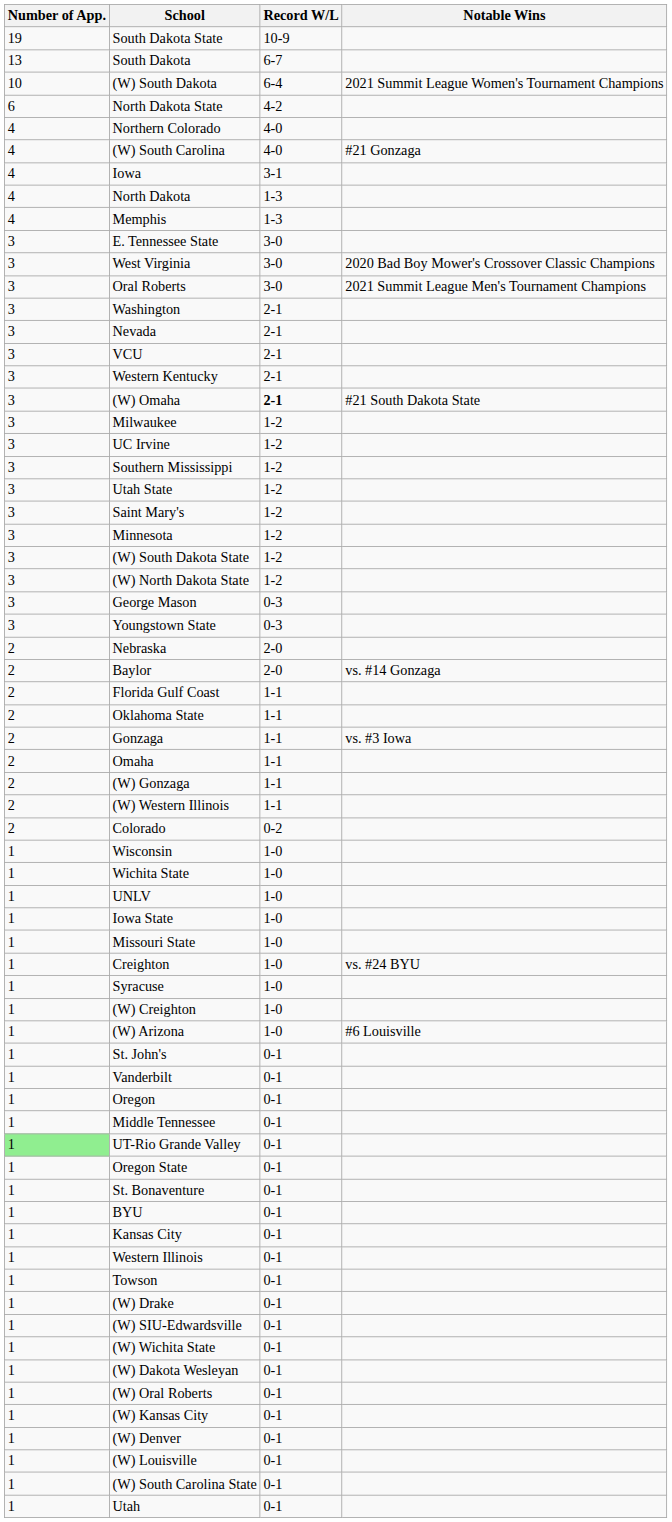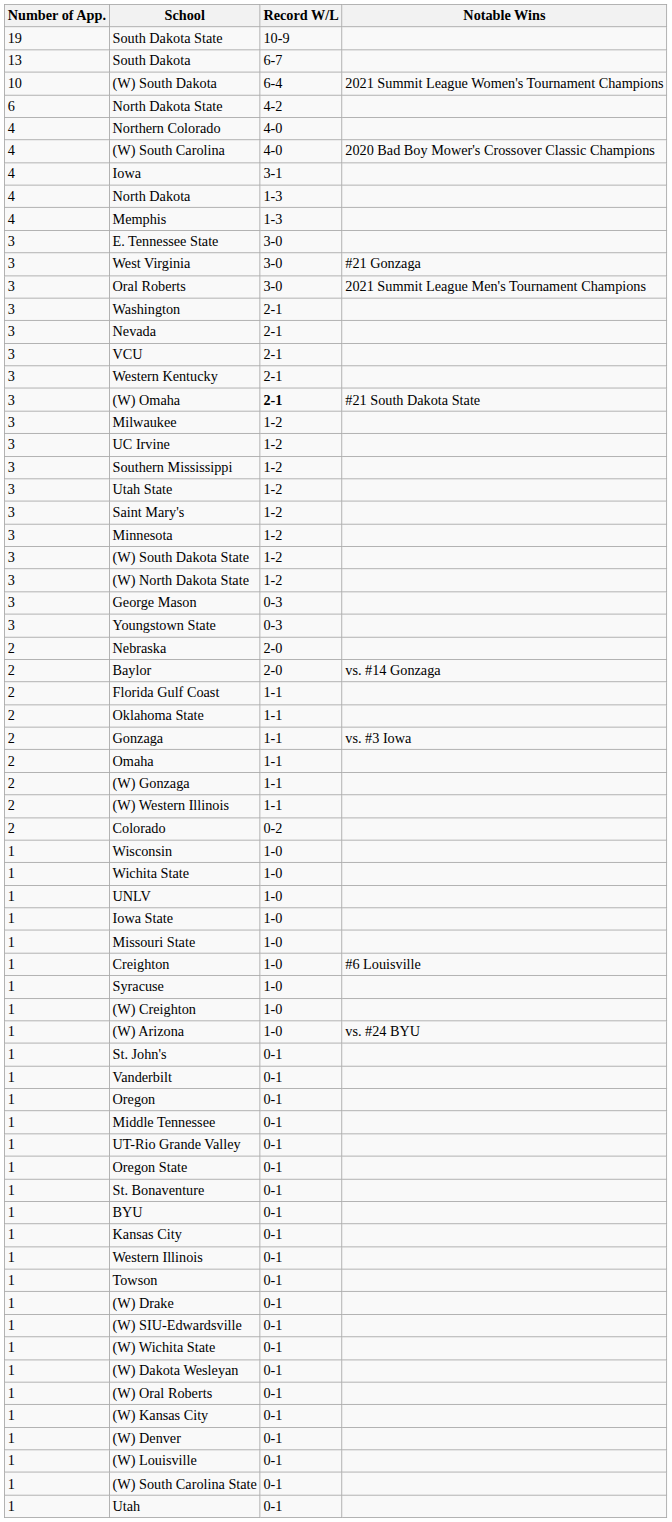(383, 151) #21 Gonzaga -> (500, 151) 2020 Bad Boy Mower's Crossover Classic Champions
(500, 264) 2020 Bad Boy Mower's Crossover Classic Champions -> (383, 264) #21 Gonzaga
(383, 964) vs. #24 BYU -> (383, 964) #6 Louisville
(383, 1032) #6 Louisville -> (383, 1032) vs. #24 BYU
(11, 1144) lightgreen background -> (11, 1144) no background
